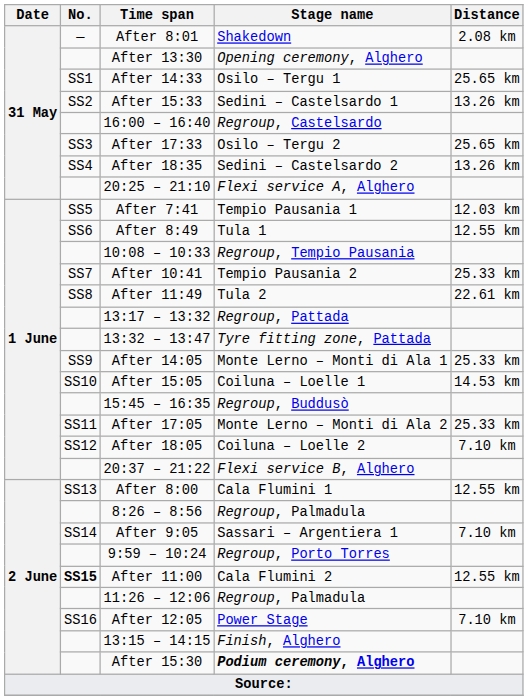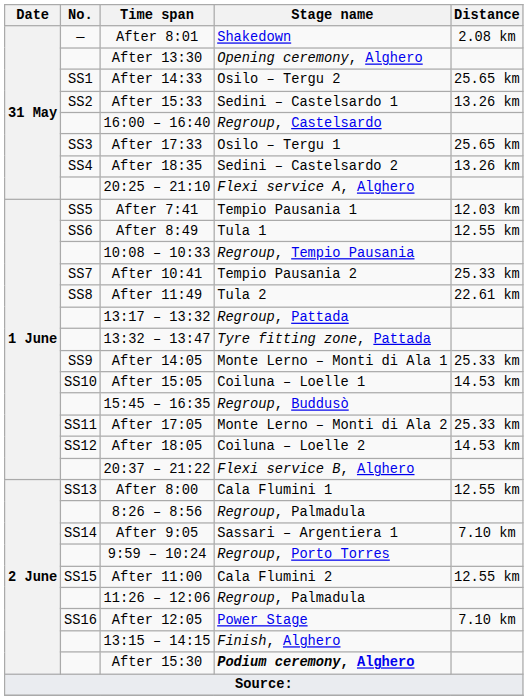(279, 80) Osilo – Tergu 1 -> (279, 80) Osilo – Tergu 2
(279, 145) Osilo – Tergu 2 -> (279, 145) Osilo – Tergu 1
(487, 447) 7.10 km -> (487, 447) 14.53 km
(80, 577) bold -> (80, 577) normal
